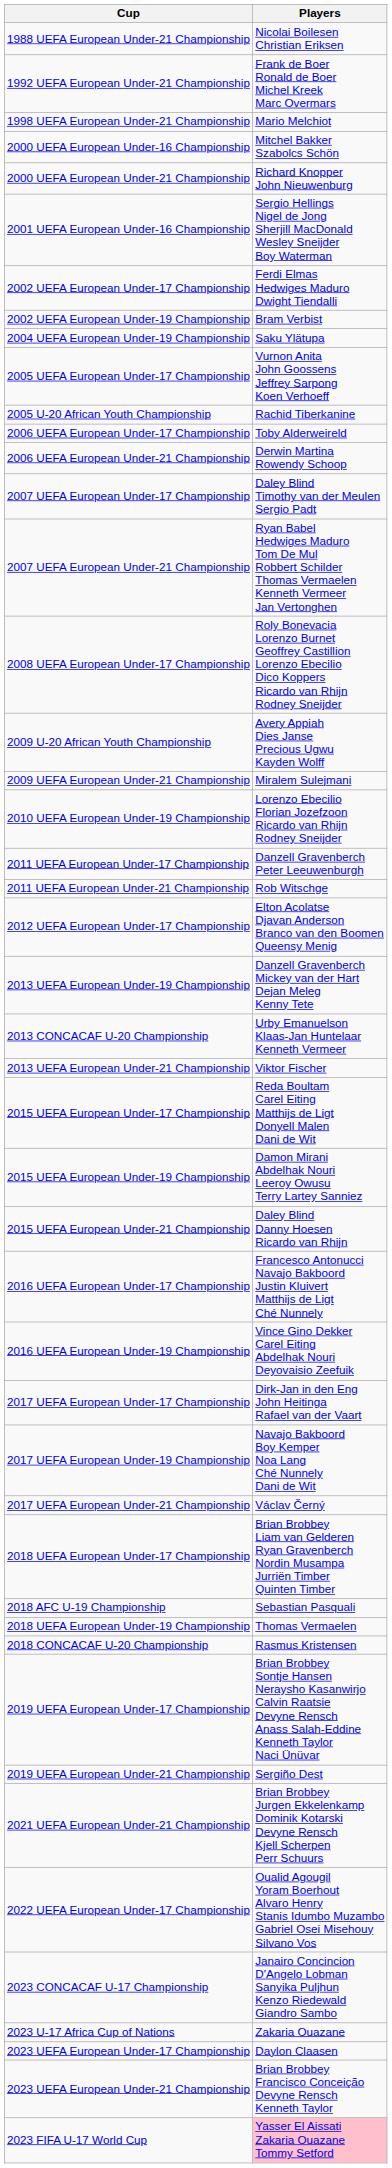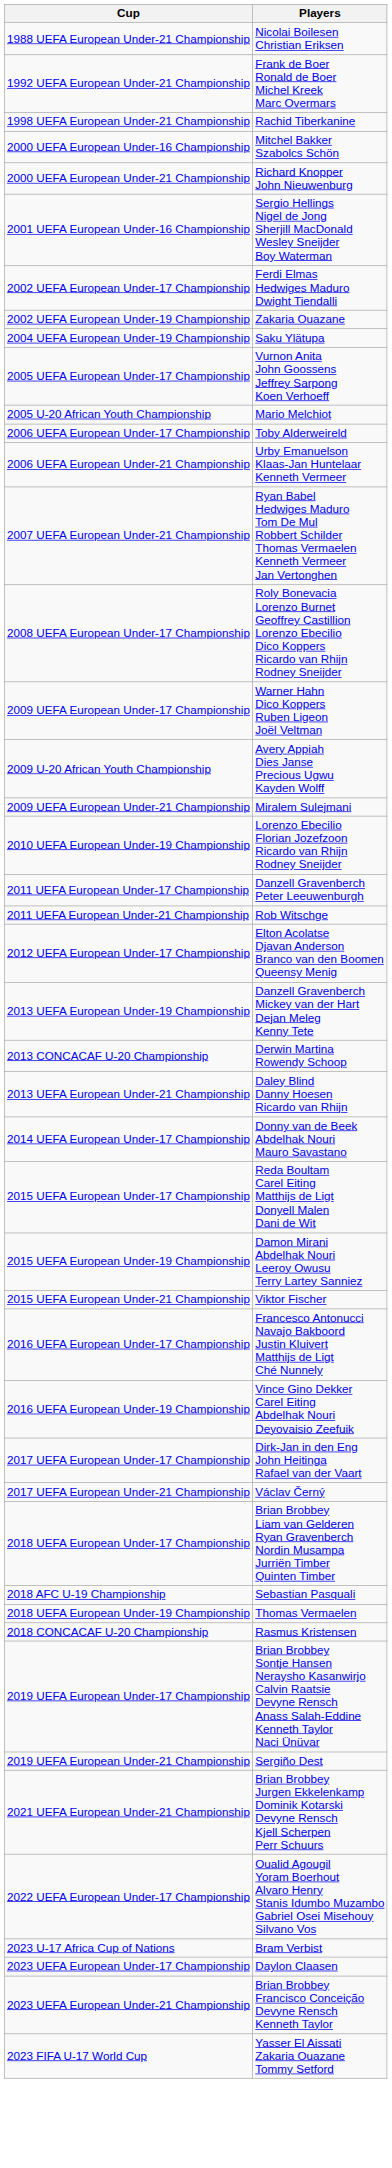(293, 121) Mario Melchiot -> (305, 121) Rachid Tiberkanine
(289, 319) Bram Verbist -> (300, 319) Zakaria Ouazane
(305, 414) Rachid Tiberkanine -> (293, 414) Mario Melchiot
(301, 458) Derwin Martina Rowendy Schoop -> (308, 464) Urby Emanuelson Klaas-Jan Huntelaar Kenneth Vermeer
- row: (128, 496)
+ row: (128, 710)
(308, 1036) Urby Emanuelson Klaas-Jan Huntelaar Kenneth Vermeer -> (301, 1056) Derwin Martina Rowendy Schoop
(291, 1068) Viktor Fischer -> (301, 1094) Daley Blind Danny Hoesen Ricardo van Rhijn
+ row: (128, 1139)
(301, 1228) Daley Blind Danny Hoesen Ricardo van Rhijn -> (291, 1299) Viktor Fischer
- row: (128, 1460)
- row: (108, 1987)
(300, 2032) Zakaria Ouazane -> (289, 1948) Bram Verbist
(300, 2140) pink background -> (300, 2056) no background
